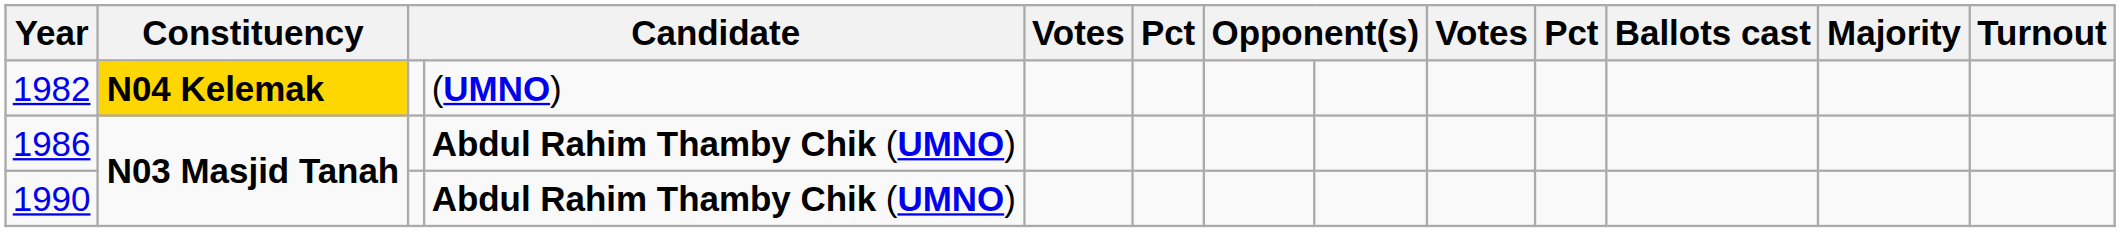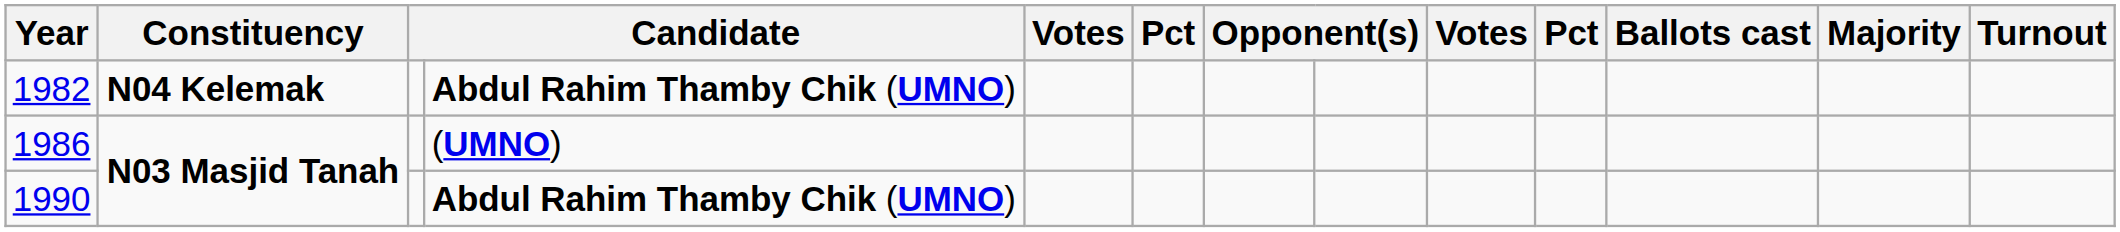(215, 88) gold background -> (215, 88) no background
(497, 88) (UMNO) -> (724, 88) Abdul Rahim Thamby Chik (UMNO)
(724, 144) Abdul Rahim Thamby Chik (UMNO) -> (497, 144) (UMNO)
